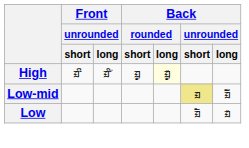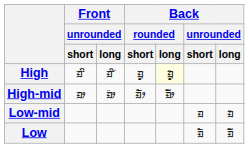+ row: (34, 93)
(197, 93) khaki background -> (200, 113) no background
(227, 93) ᤀᤠ᤺ -> (230, 113) ᤀ᤺
(227, 113) ᤀ᤺ -> (230, 133) ᤀᤠ᤺
